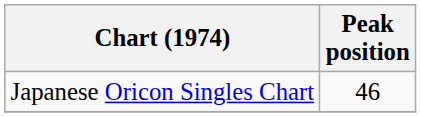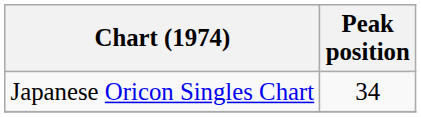(368, 91) 46 -> (368, 91) 34
